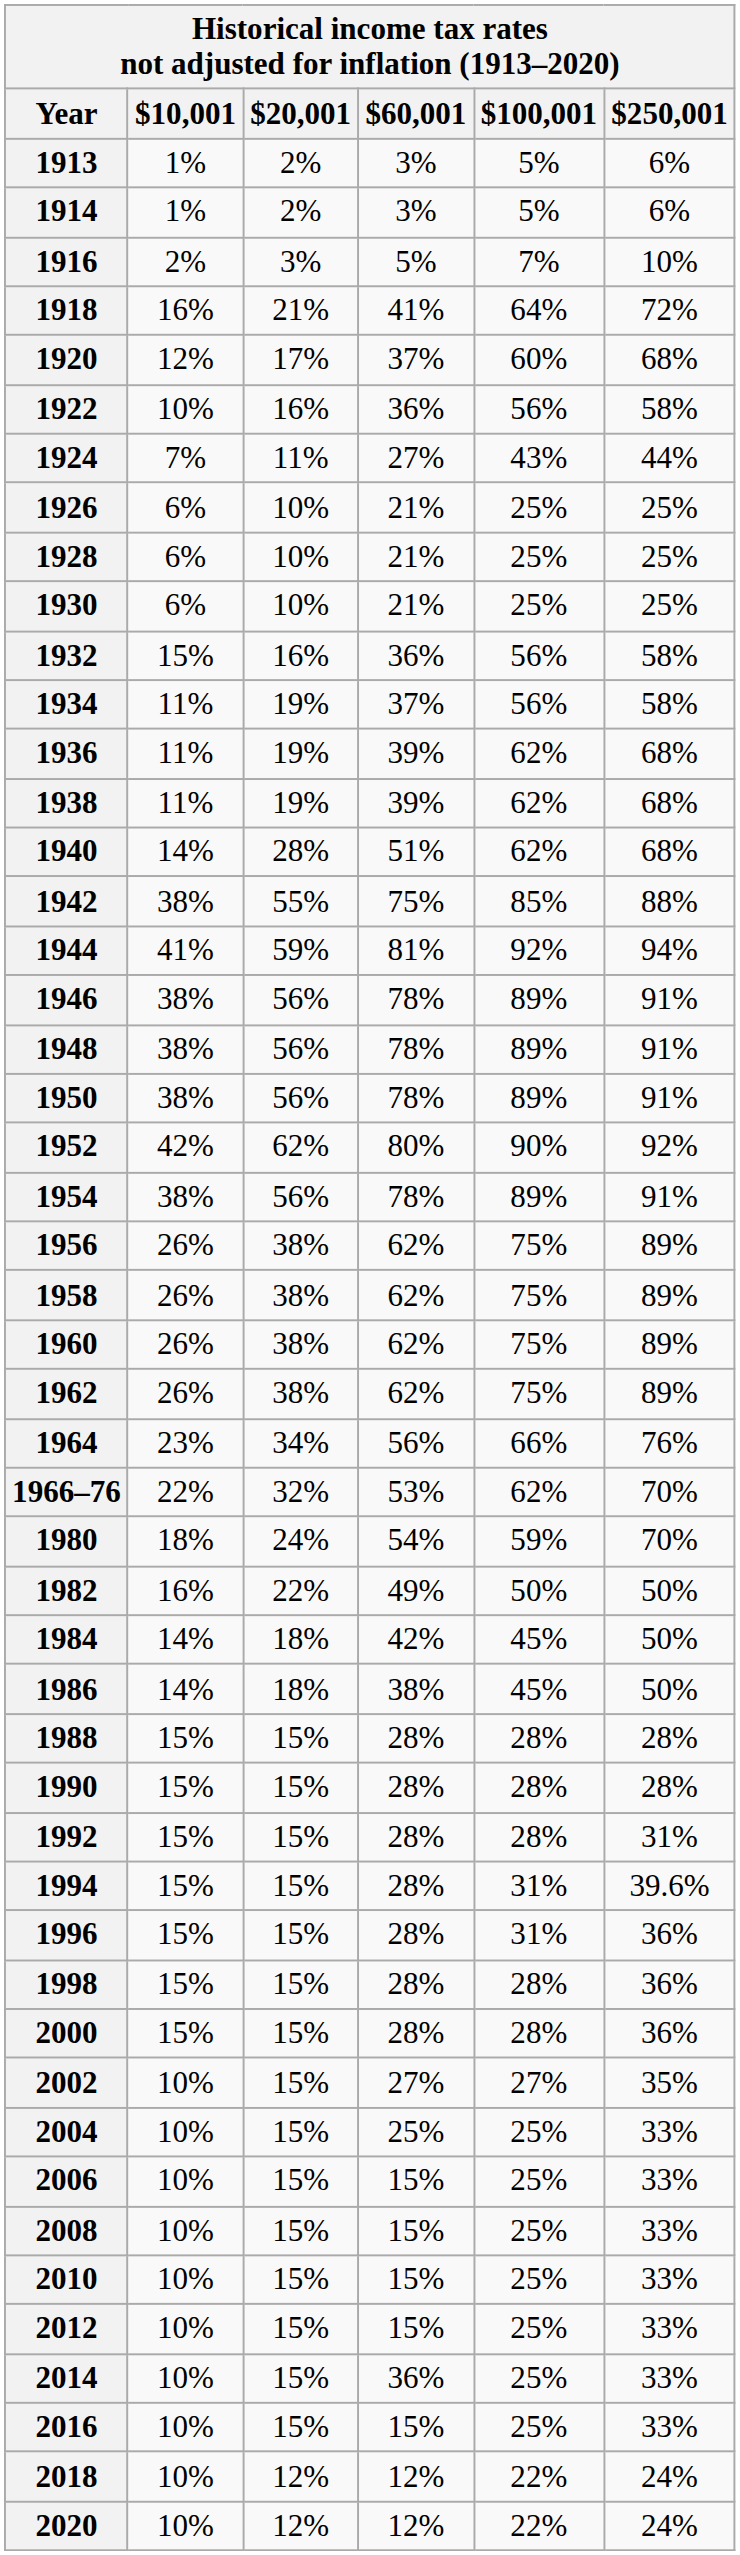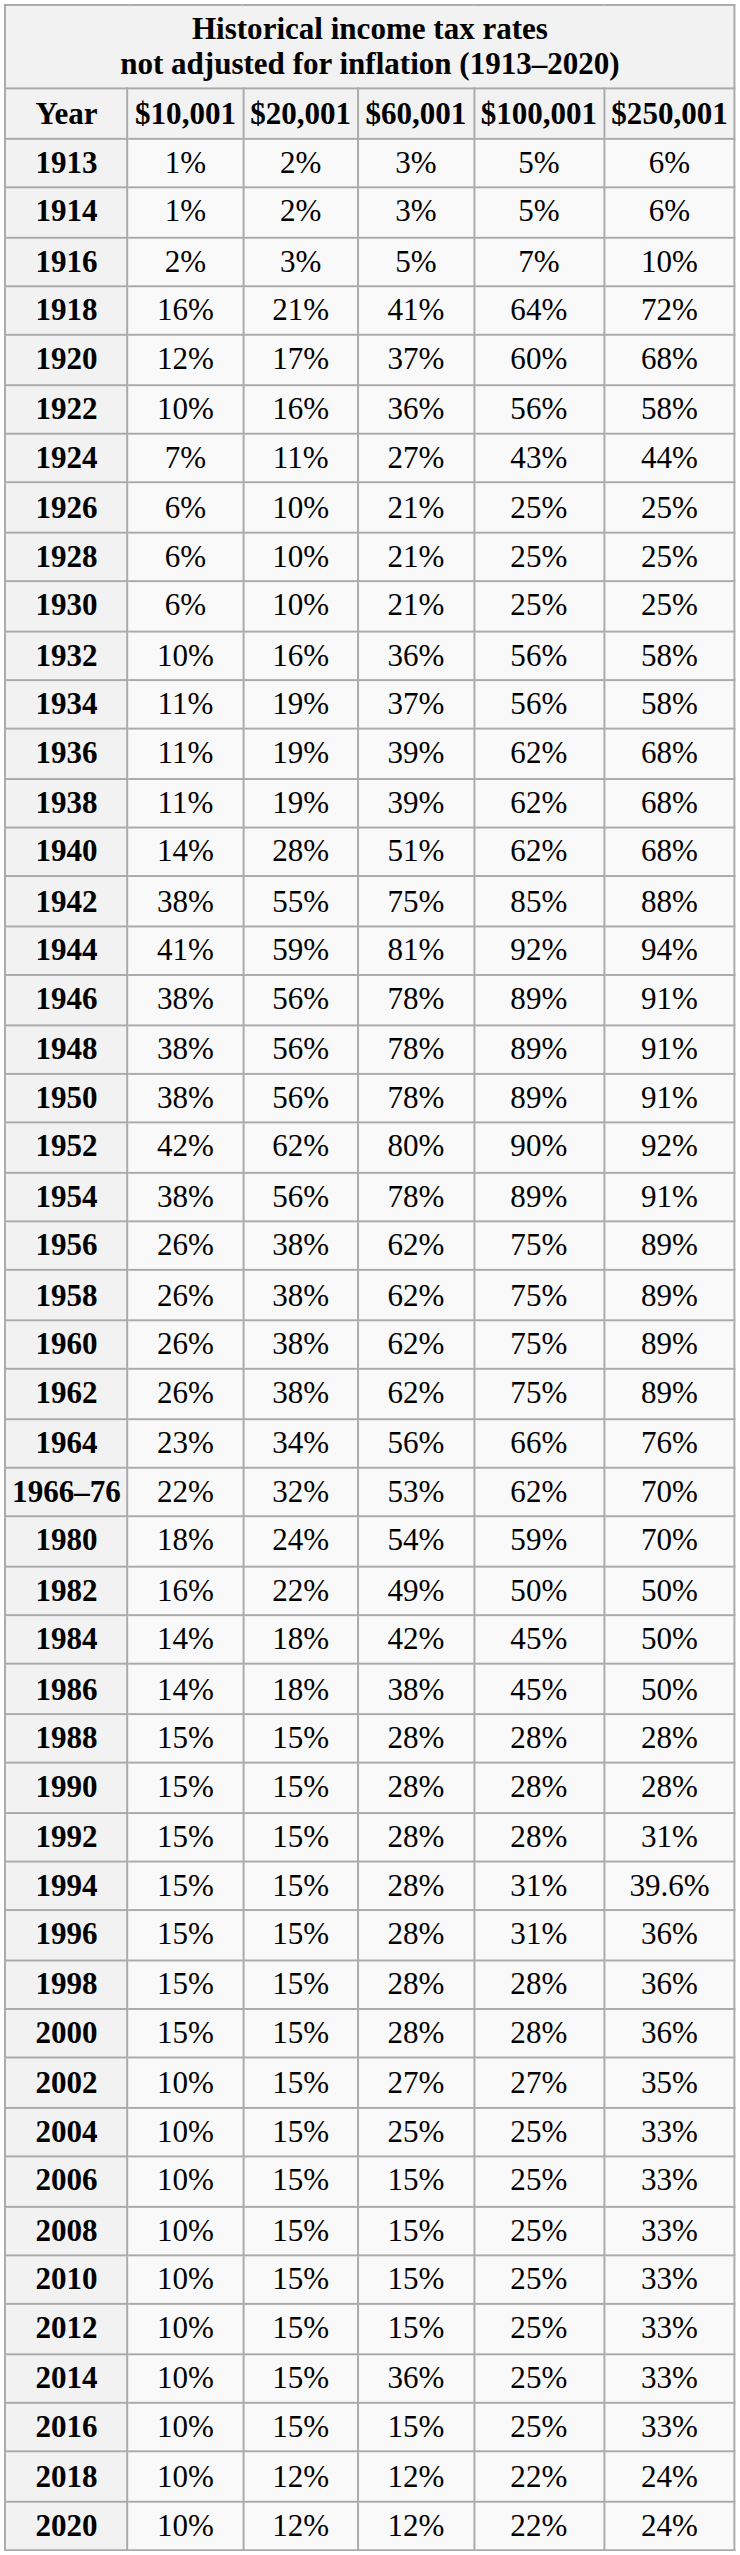(185, 654) 15% -> (185, 654) 10%
